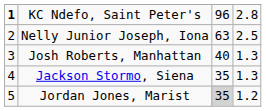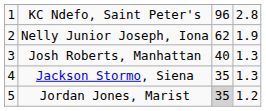(11, 15) bold -> (11, 15) normal
(222, 35) 63 -> (222, 35) 62
(247, 35) 2.5 -> (247, 35) 1.9
